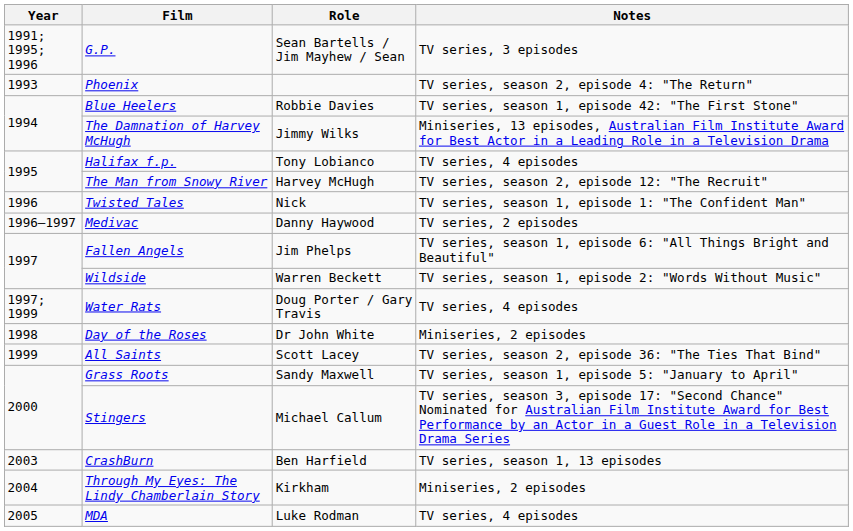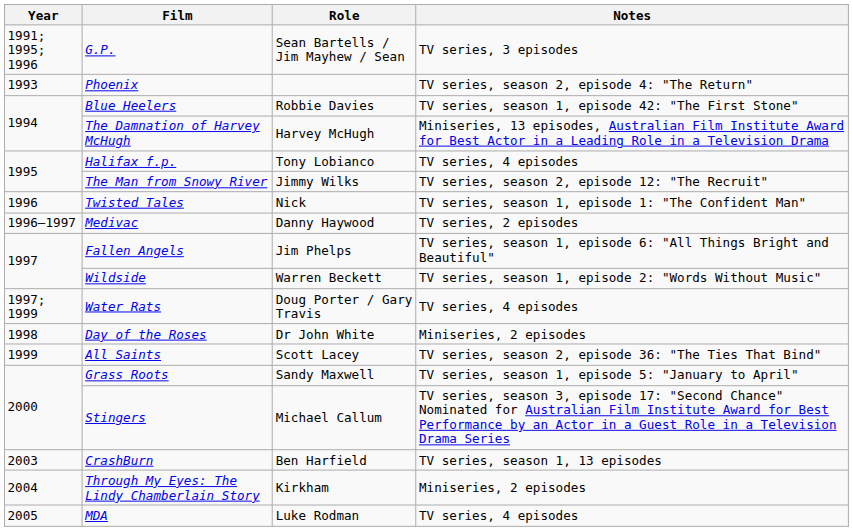(317, 133) Jimmy Wilks -> (325, 133) Harvey McHugh
(325, 182) Harvey McHugh -> (317, 182) Jimmy Wilks
